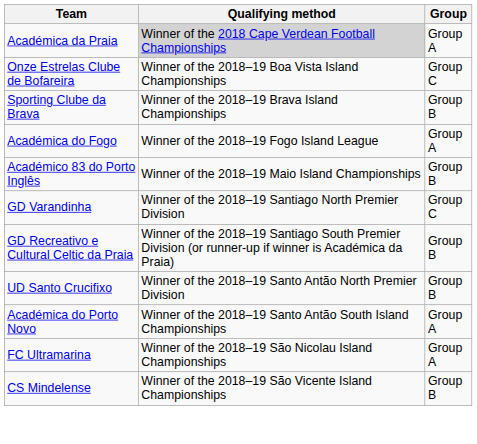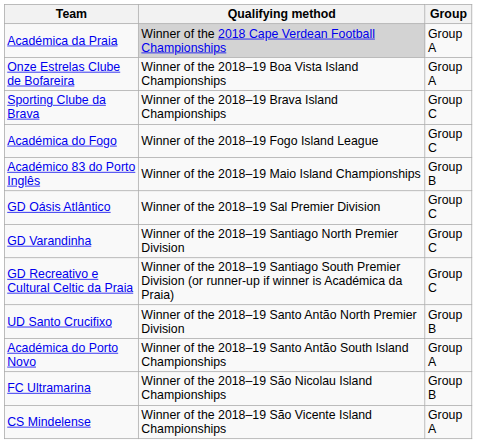(445, 74) Group C -> (445, 74) Group A
(445, 107) Group B -> (445, 107) Group C
(445, 140) Group A -> (445, 140) Group C
+ row: (59, 207)
(445, 248) Group B -> (445, 281) Group C
(445, 355) Group A -> (445, 388) Group B
(445, 388) Group B -> (445, 421) Group A
